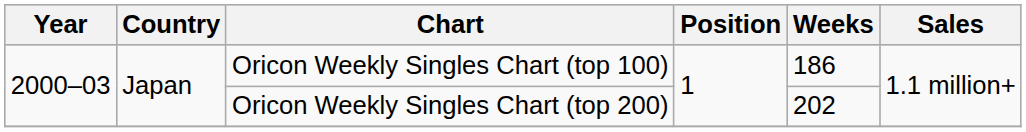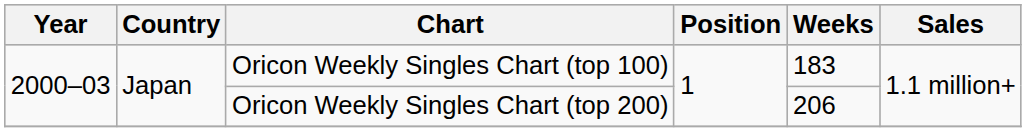(814, 65) 186 -> (814, 65) 183
(814, 106) 202 -> (814, 106) 206
